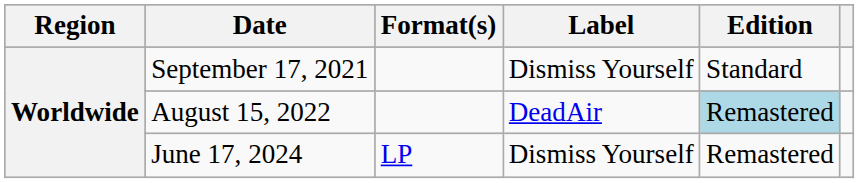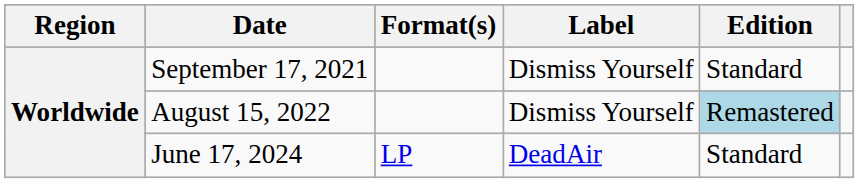(555, 111) DeadAir -> (601, 111) Dismiss Yourself
(601, 154) Dismiss Yourself -> (555, 154) DeadAir
(770, 154) Remastered -> (754, 154) Standard
